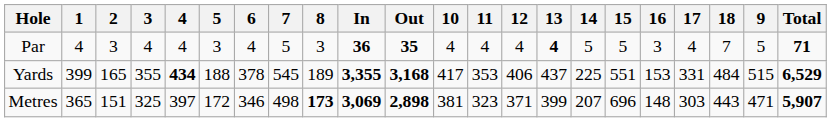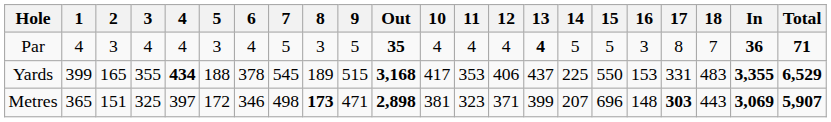columns swapped: (761, 18) <-> (362, 18)
(692, 46) 4 -> (679, 46) 8
(623, 74) 551 -> (610, 74) 550
(726, 74) 484 -> (713, 74) 483
(692, 102) normal -> (679, 102) bold
